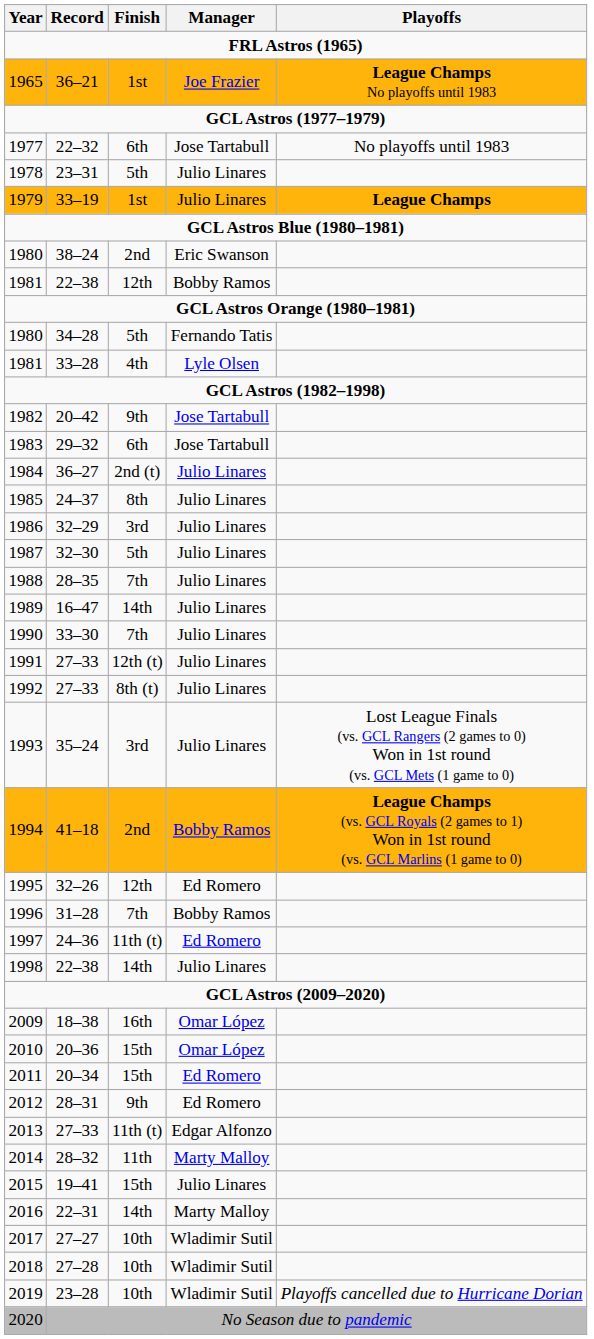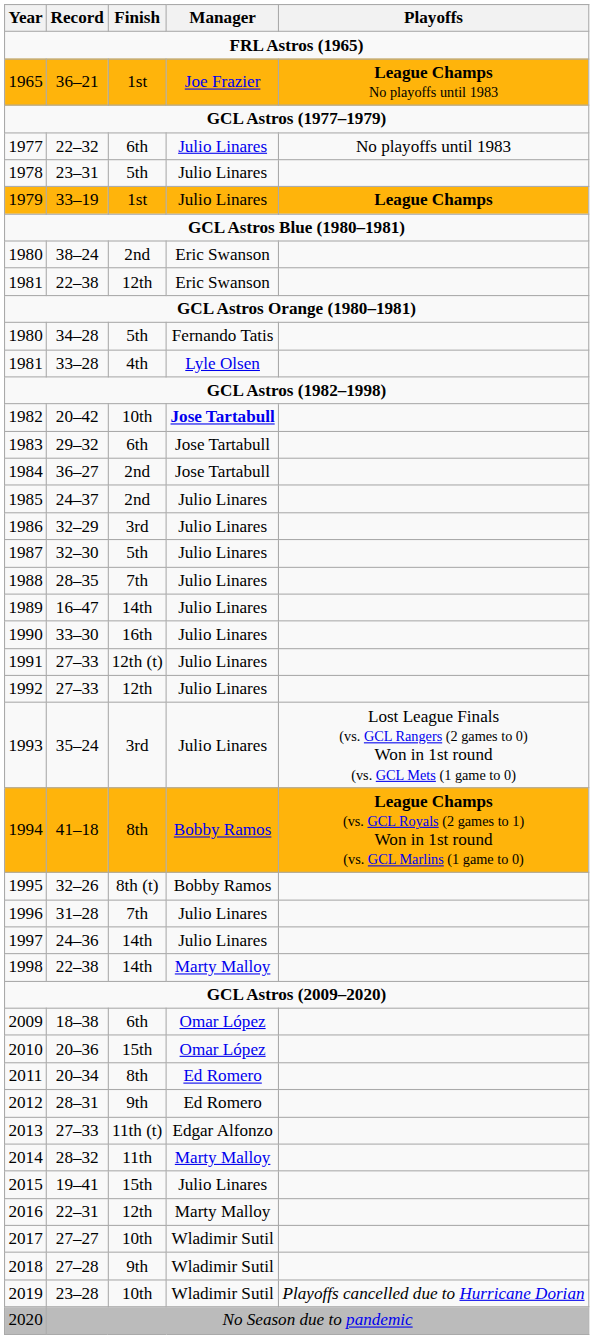(222, 145) Jose Tartabull -> (223, 145) Julio Linares
(222, 281) Bobby Ramos -> (223, 281) Eric Swanson
(137, 417) 9th -> (137, 417) 10th
(222, 417) normal -> (223, 417) bold
(137, 471) 2nd (t) -> (137, 471) 2nd
(222, 471) Julio Linares -> (223, 471) Jose Tartabull
(137, 498) 8th -> (137, 498) 2nd
(137, 634) 7th -> (137, 634) 16th
(137, 688) 8th (t) -> (137, 688) 12th
(137, 829) 2nd -> (137, 829) 8th
(137, 885) 12th -> (137, 885) 8th (t)
(222, 885) Ed Romero -> (223, 885) Bobby Ramos
(222, 913) Bobby Ramos -> (223, 913) Julio Linares
(137, 940) 11th (t) -> (137, 940) 14th
(222, 940) Ed Romero -> (223, 940) Julio Linares
(222, 967) Julio Linares -> (223, 967) Marty Malloy
(137, 1021) 16th -> (137, 1021) 6th
(137, 1076) 15th -> (137, 1076) 8th
(137, 1211) 14th -> (137, 1211) 12th
(137, 1266) 10th -> (137, 1266) 9th
